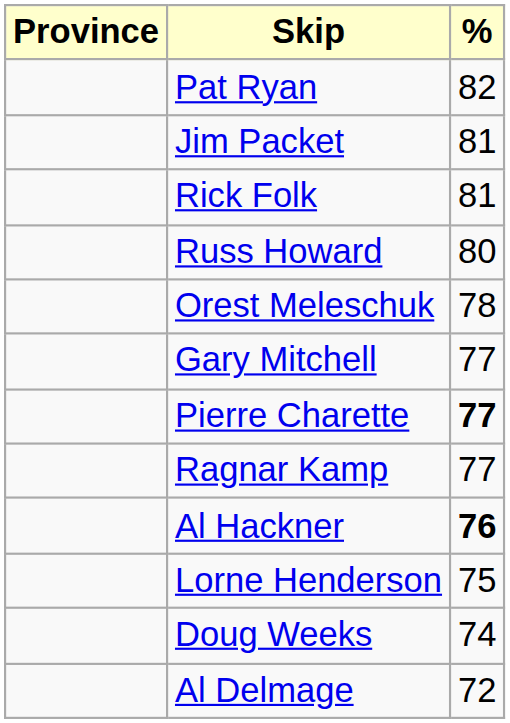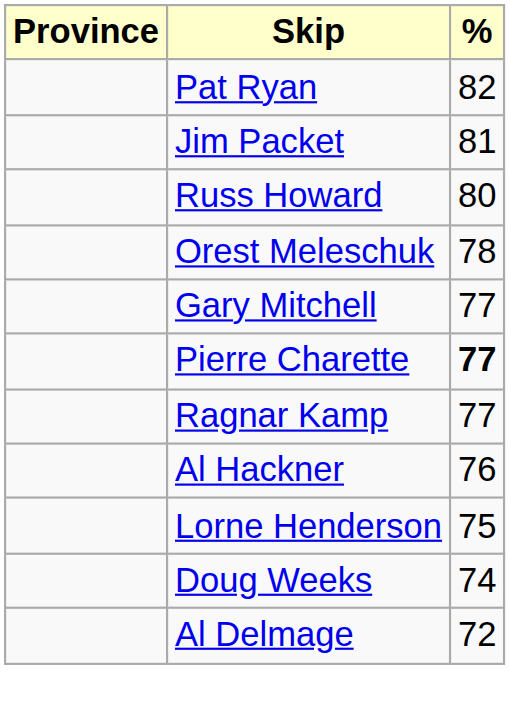- row: (246, 196)
(477, 525) bold -> (477, 470) normal
